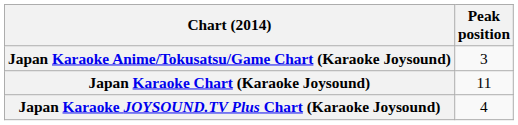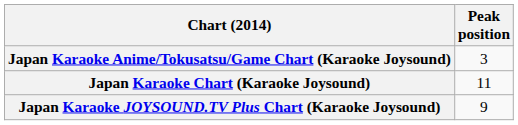(484, 107) 4 -> (484, 107) 9
